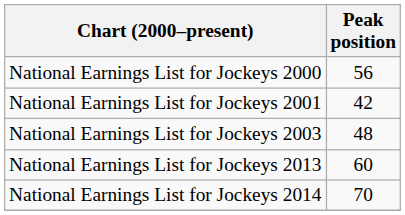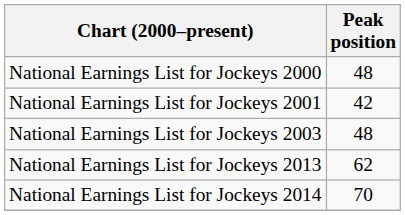(363, 72) 56 -> (363, 72) 48
(363, 164) 60 -> (363, 164) 62
